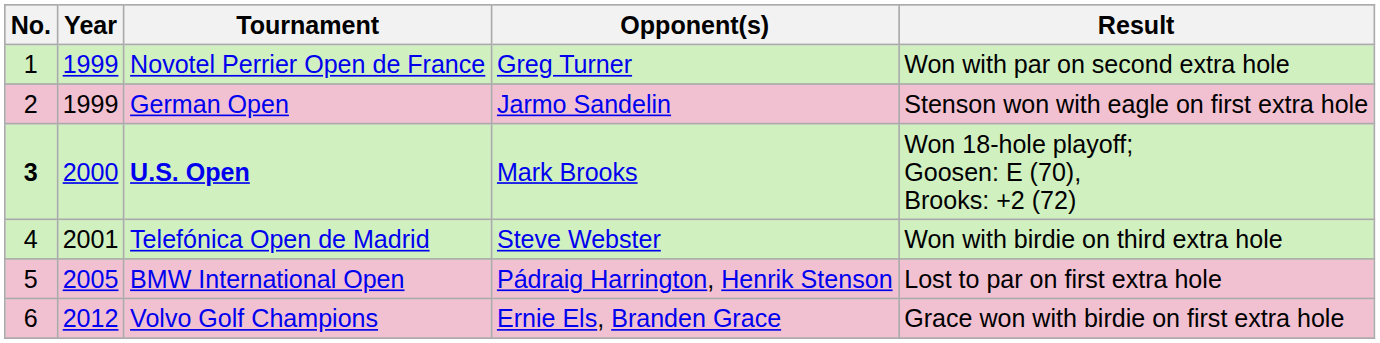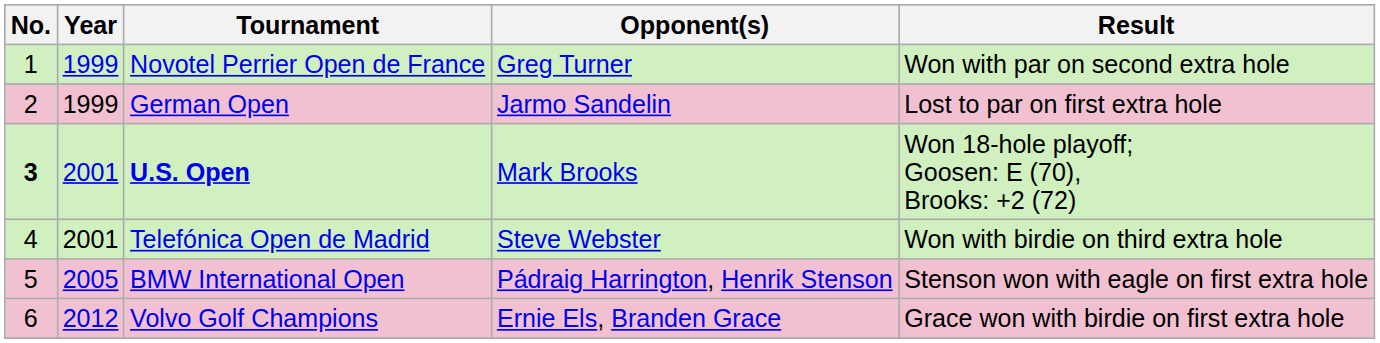(1136, 104) Stenson won with eagle on first extra hole -> (1063, 104) Lost to par on first extra hole
(91, 172) 2000 -> (91, 172) 2001
(1063, 279) Lost to par on first extra hole -> (1136, 279) Stenson won with eagle on first extra hole
